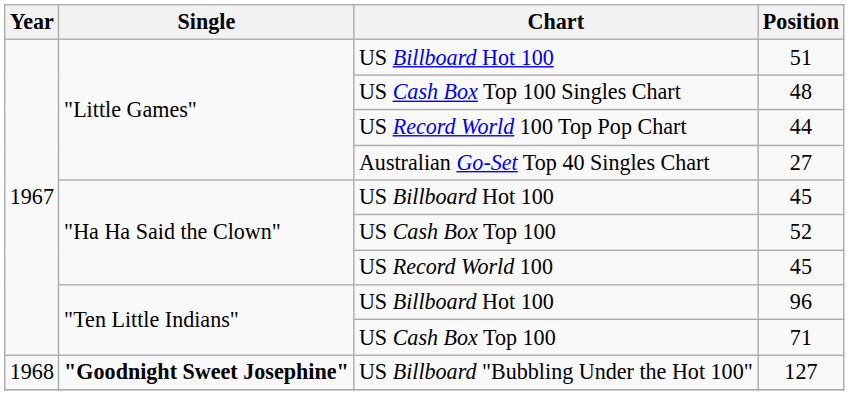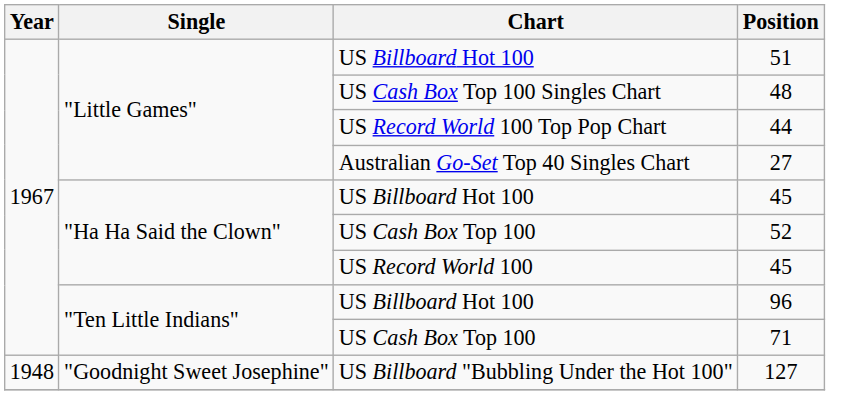(32, 372) 1968 -> (32, 372) 1948
(206, 372) bold -> (196, 372) normal
